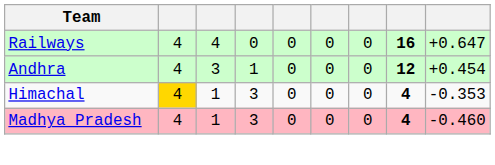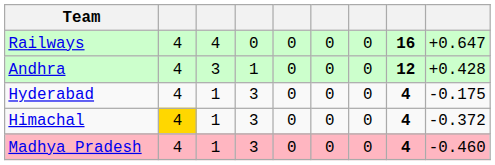(457, 69) +0.454 -> (457, 69) +0.428
+ row: (51, 95)
(457, 95) -0.353 -> (457, 121) -0.372
